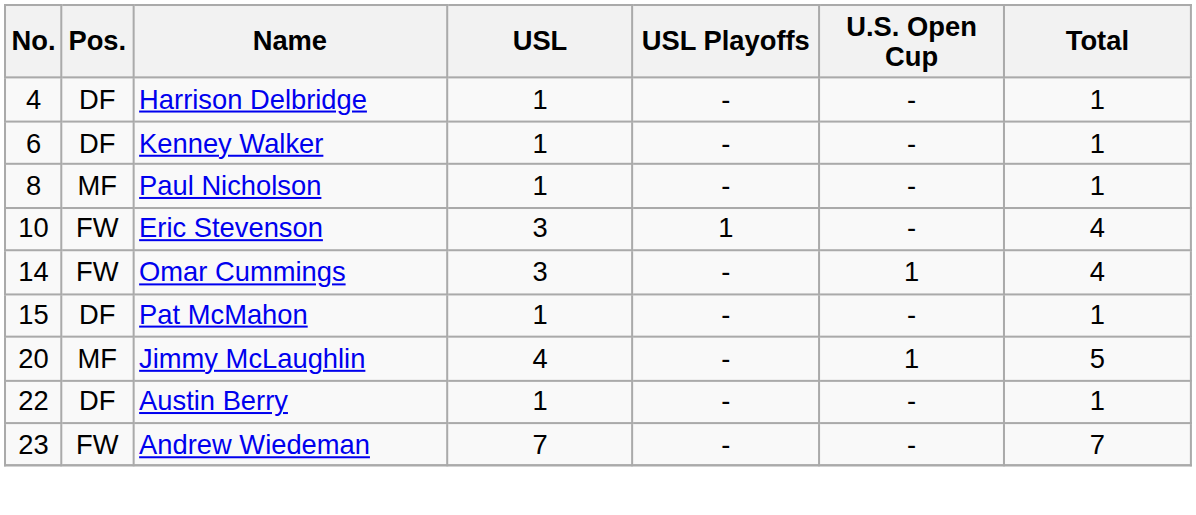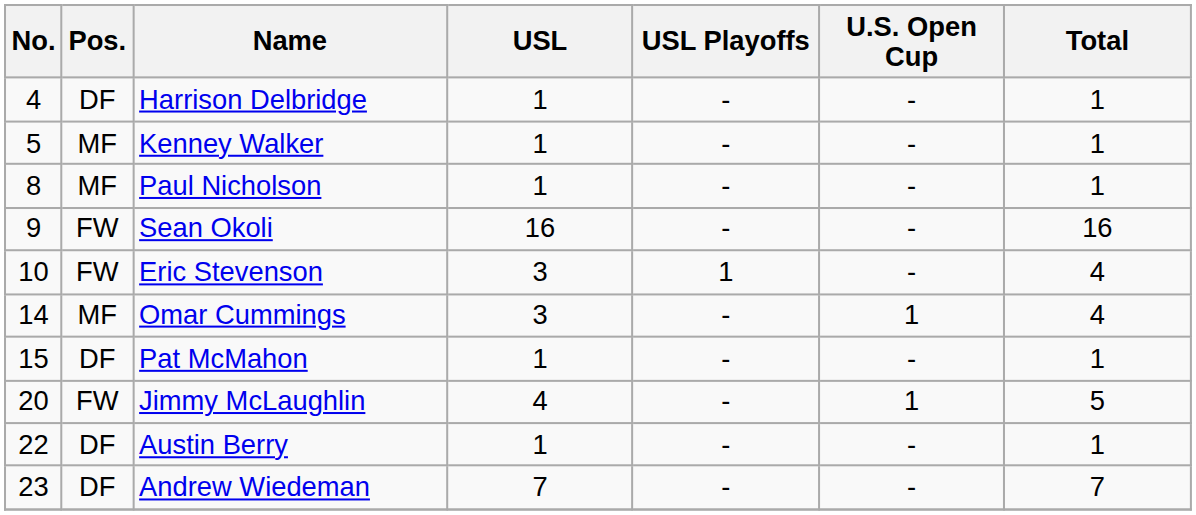(33, 142) 6 -> (33, 142) 5
(97, 142) DF -> (97, 142) MF
+ row: (206, 229)
(97, 272) FW -> (97, 315) MF
(97, 358) MF -> (97, 401) FW
(97, 444) FW -> (97, 487) DF
